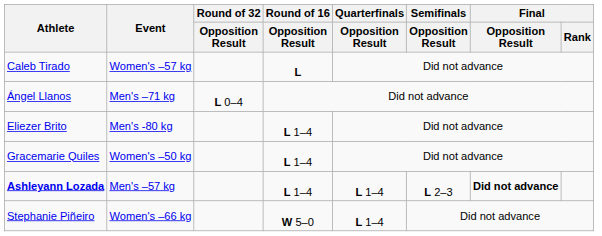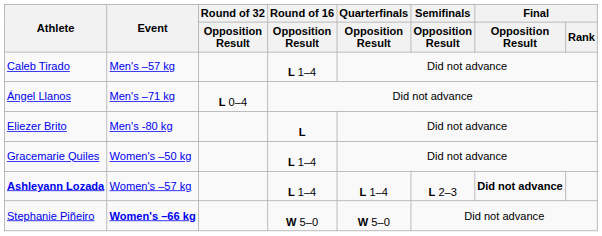(150, 67) Women's –57 kg -> (142, 67) Men's –57 kg
(298, 73) L -> (302, 73) L 1–4
(298, 133) L 1–4 -> (302, 133) L
(142, 186) Men's –57 kg -> (150, 186) Women's –57 kg
(150, 216) normal -> (153, 216) bold
(370, 222) L 1–4 -> (374, 222) W 5–0
